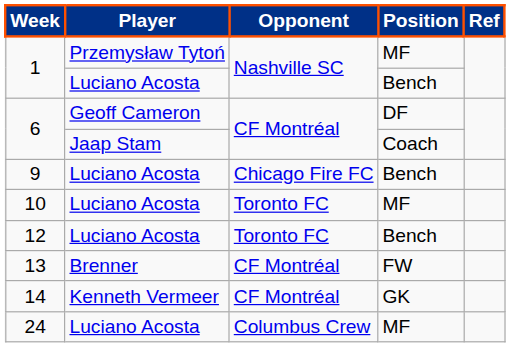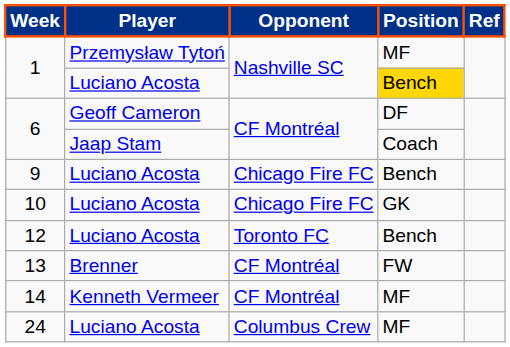(410, 83) no background -> (410, 83) gold background
(281, 204) Toronto FC -> (304, 204) Chicago Fire FC
(396, 204) MF -> (396, 204) GK
(396, 296) GK -> (396, 296) MF
